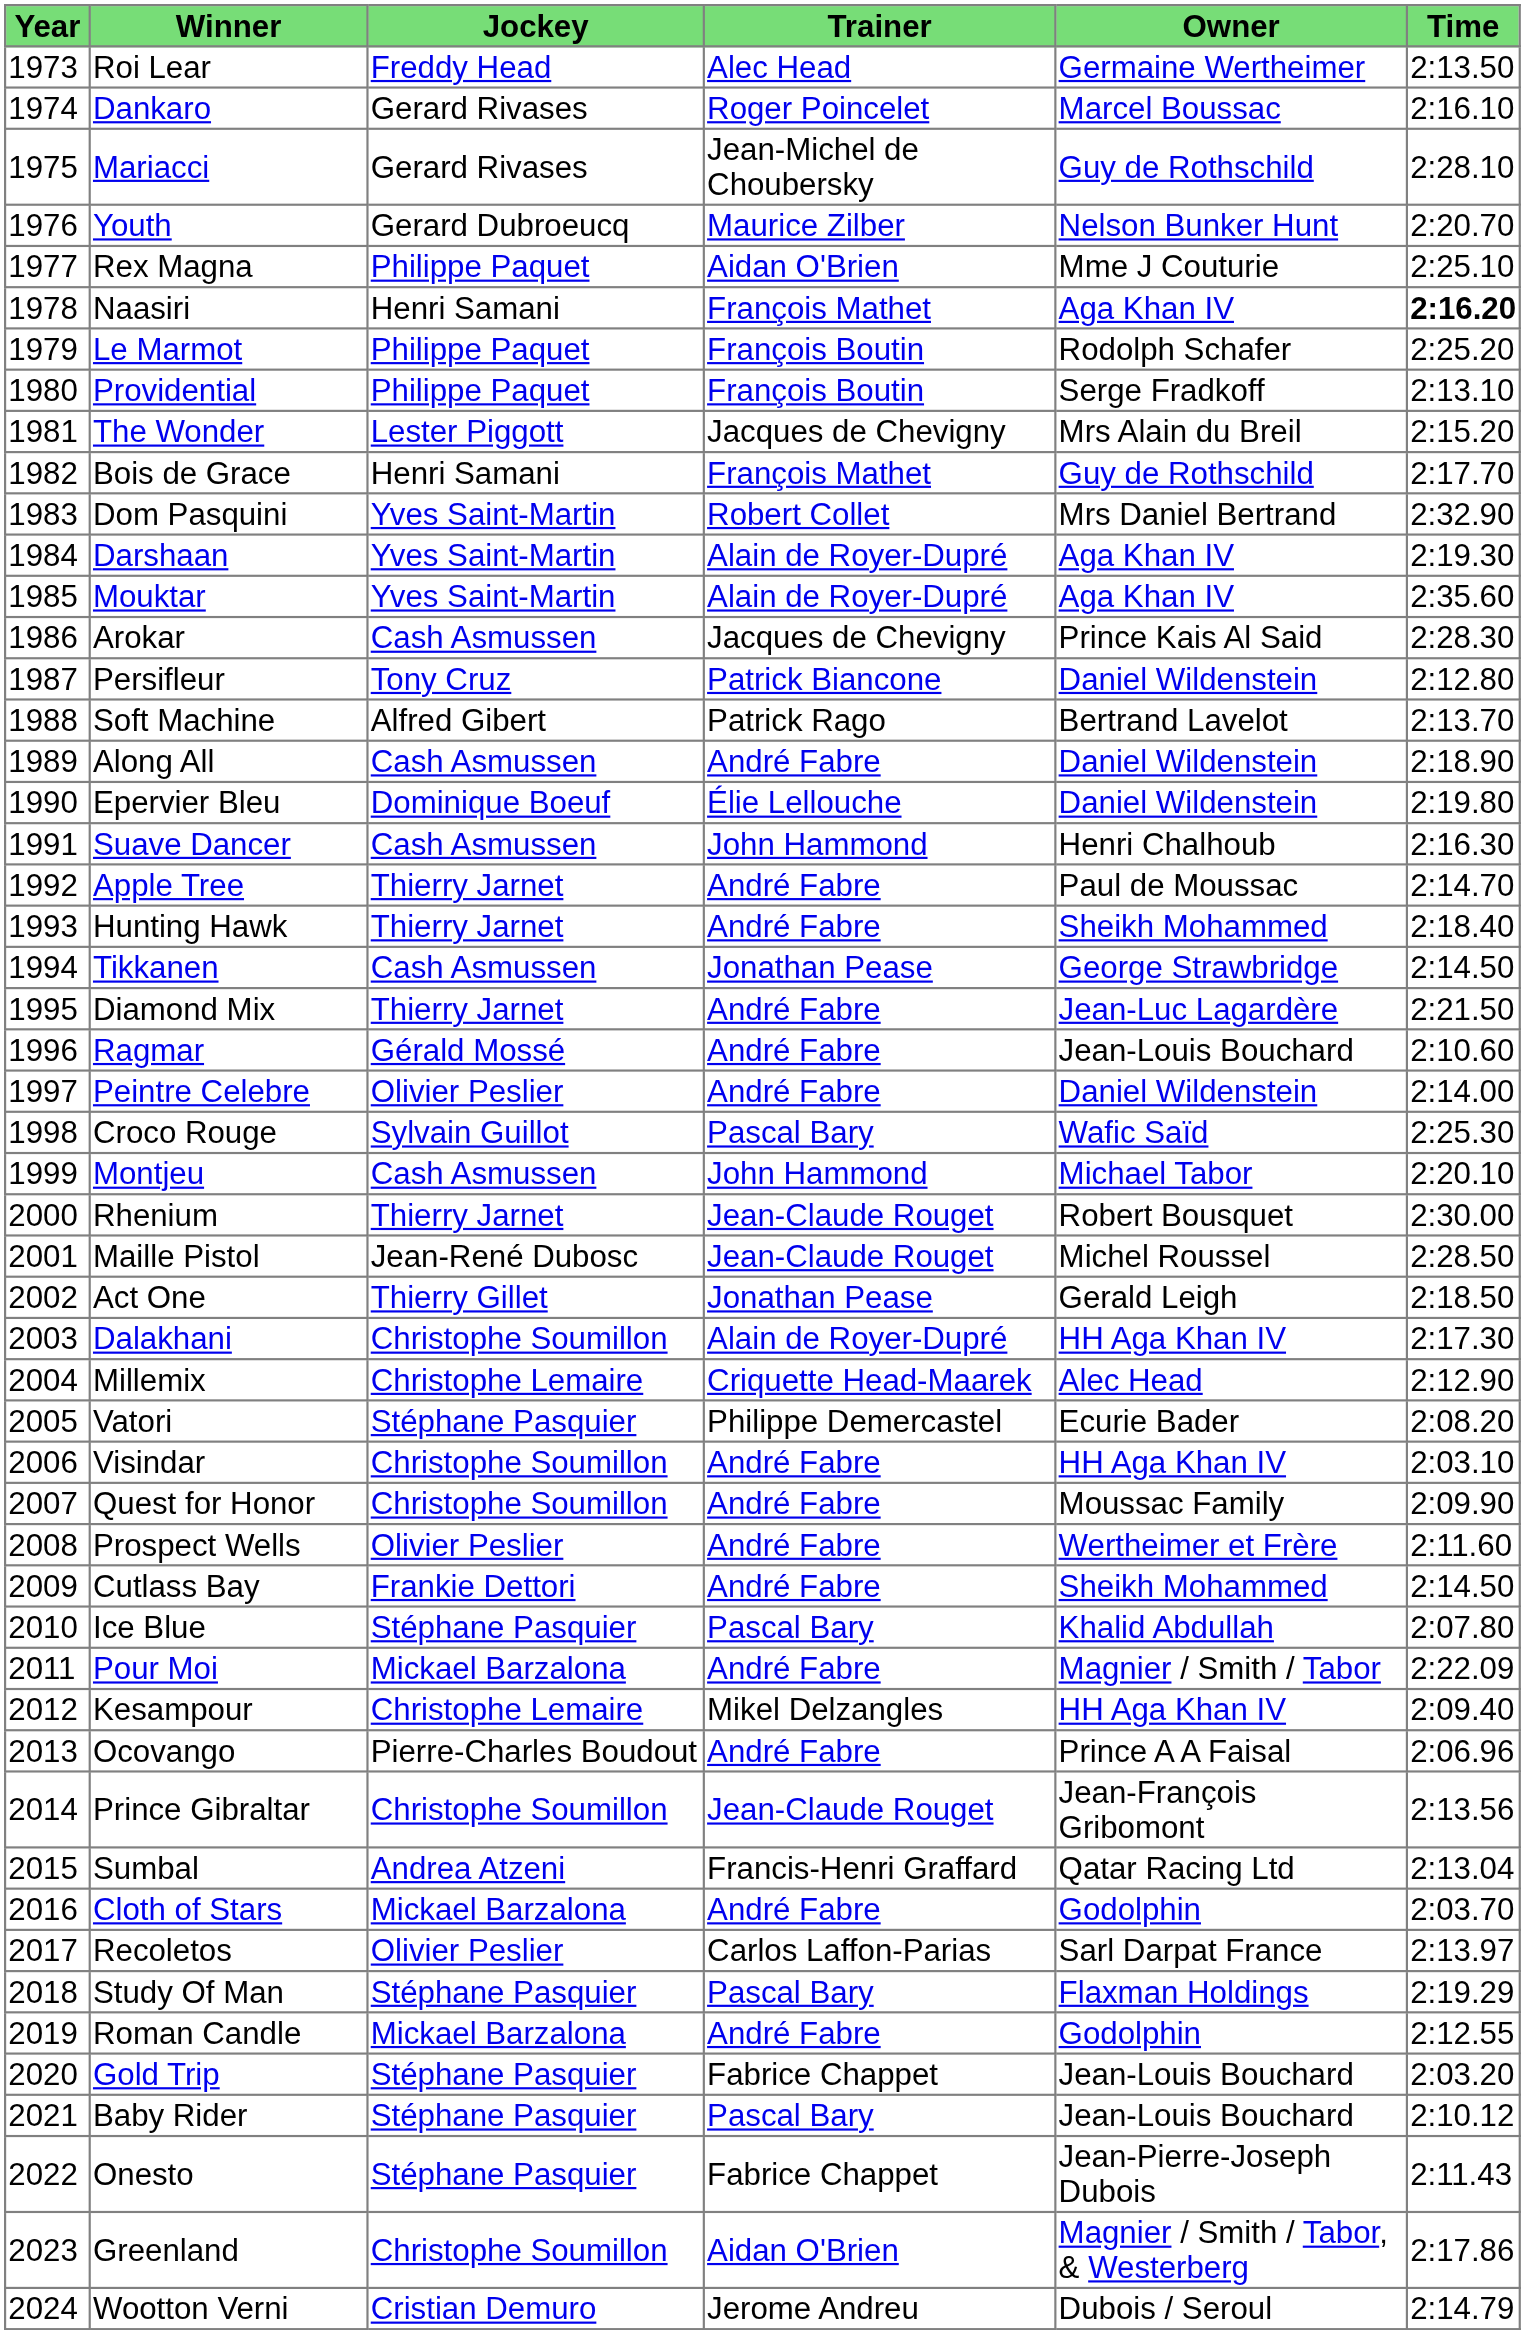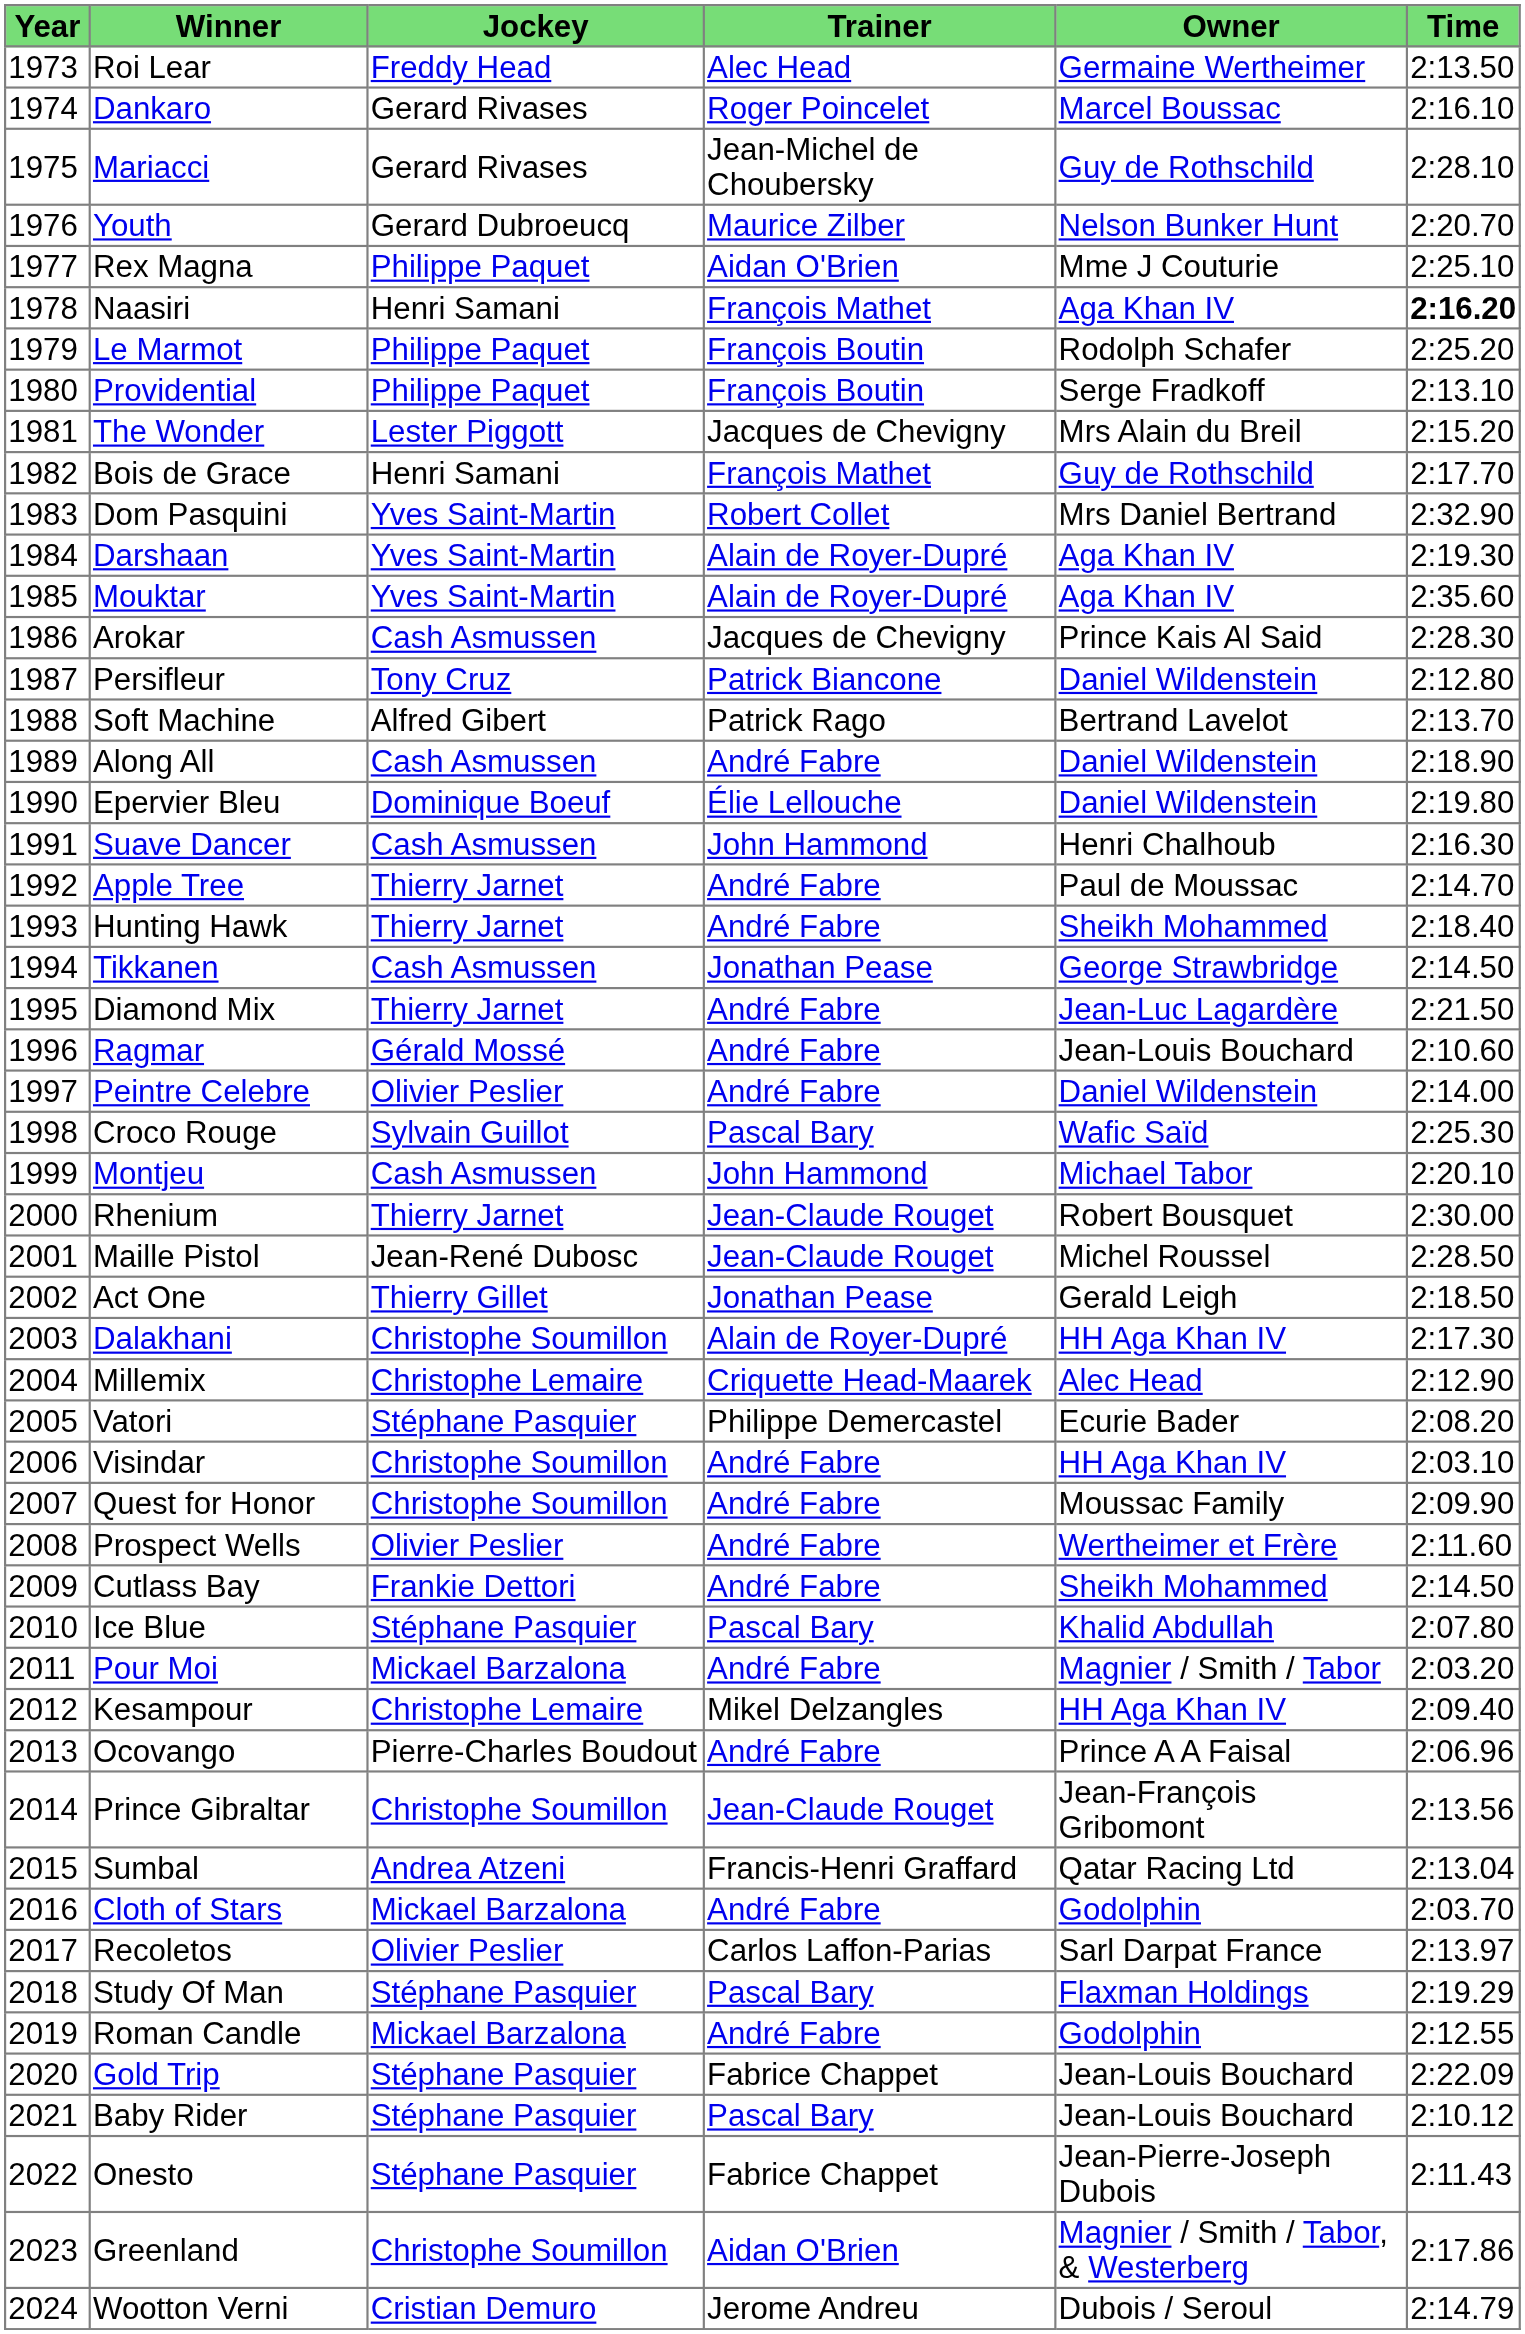(1462, 1668) 2:22.09 -> (1462, 1668) 2:03.20
(1462, 2074) 2:03.20 -> (1462, 2074) 2:22.09
